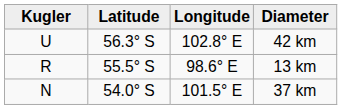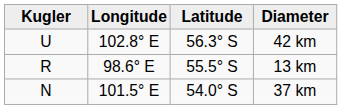columns swapped: (129, 16) <-> (212, 16)
